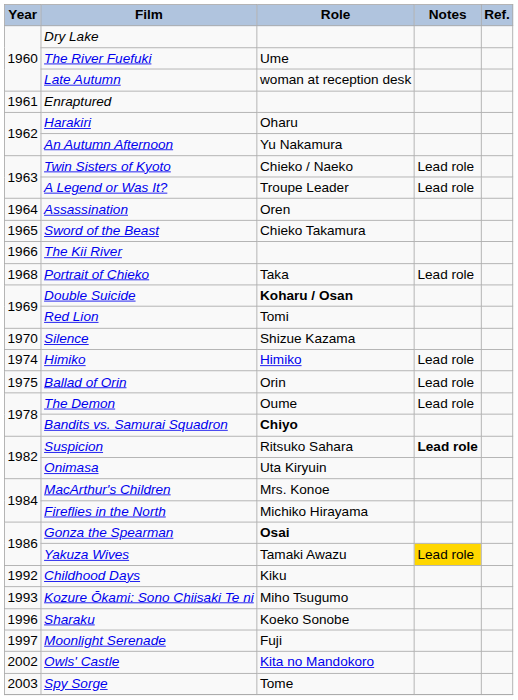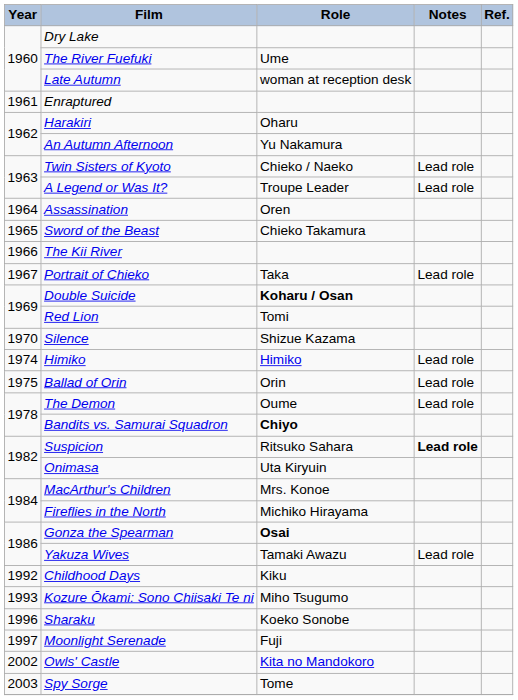(23, 274) 1968 -> (23, 274) 1967
(446, 554) gold background -> (446, 554) no background
